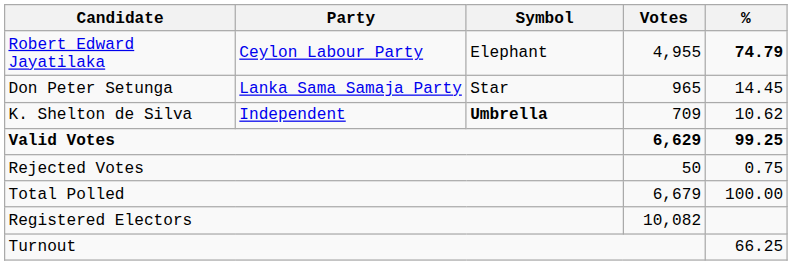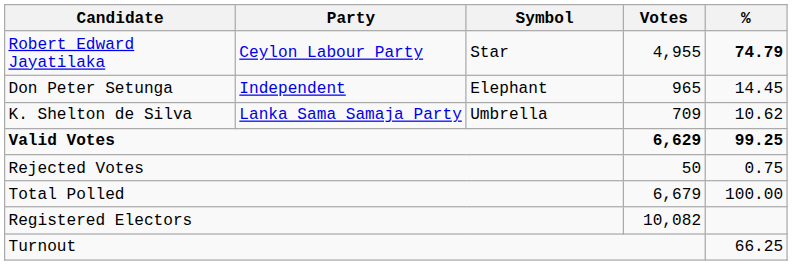(509, 53) Elephant -> (490, 53) Star
(351, 89) Lanka Sama Samaja Party -> (293, 89) Independent
(490, 89) Star -> (509, 89) Elephant
(293, 115) Independent -> (351, 115) Lanka Sama Samaja Party
(509, 115) bold -> (509, 115) normal
